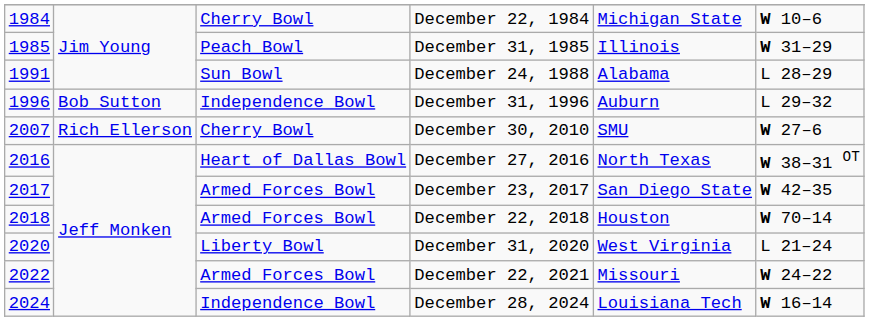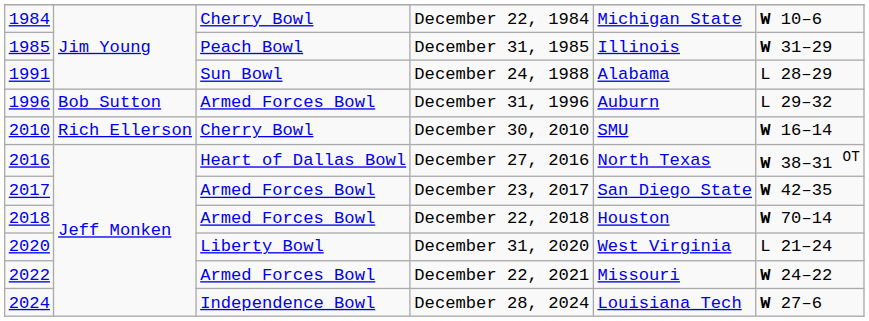(288, 103) Independence Bowl -> (288, 103) Armed Forces Bowl
(29, 131) 2007 -> (29, 131) 2010
(791, 131) W 27–6 -> (796, 131) W 16–14
(796, 303) W 16–14 -> (791, 303) W 27–6
